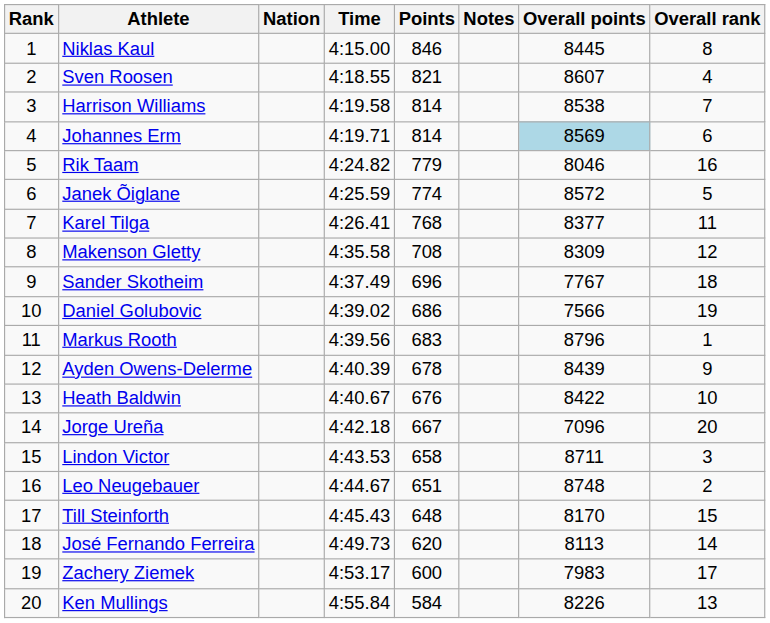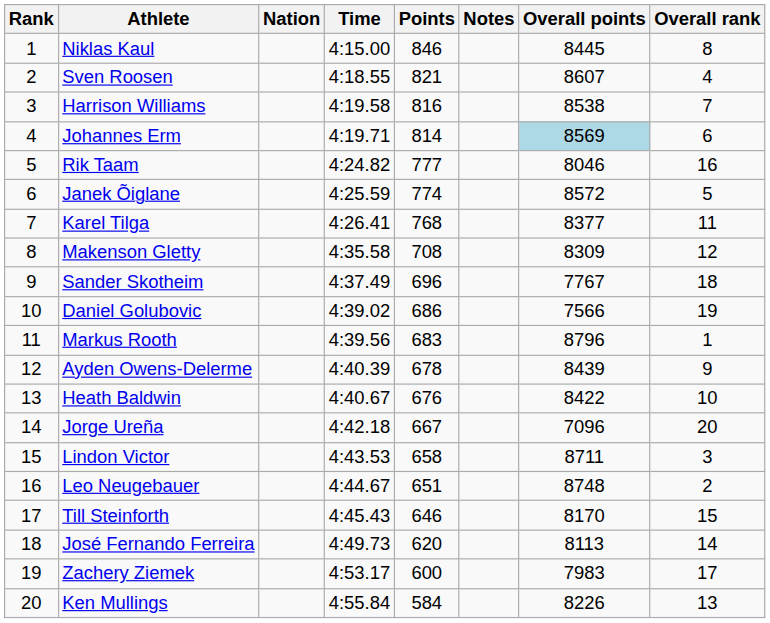(427, 106) 814 -> (427, 106) 816
(427, 164) 779 -> (427, 164) 777
(427, 515) 648 -> (427, 515) 646
